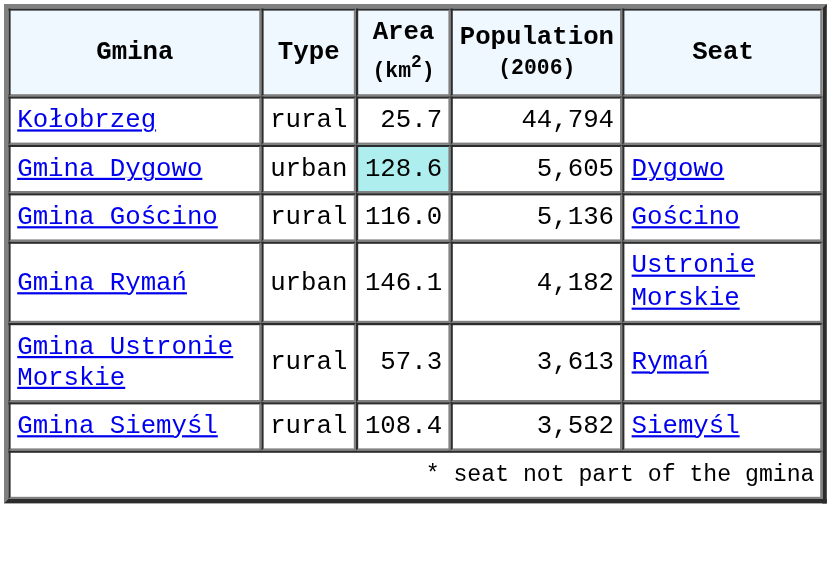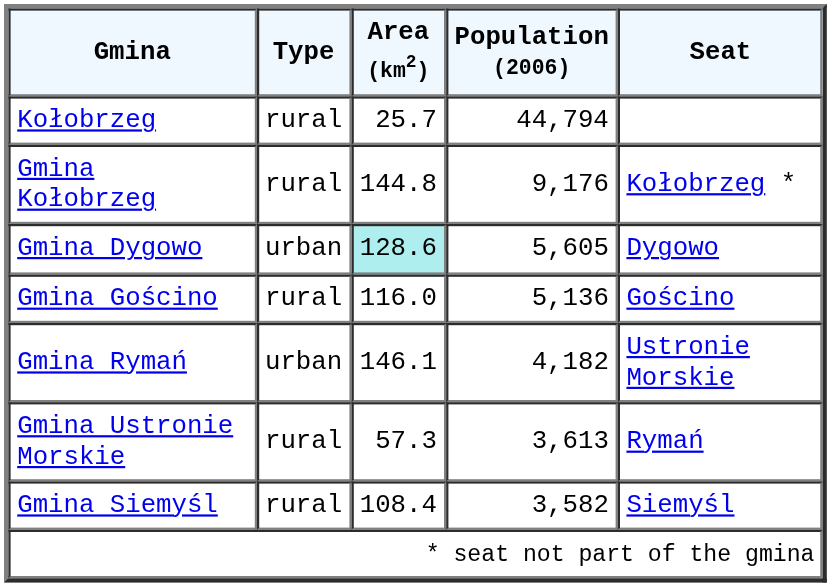+ row: (87, 185)
